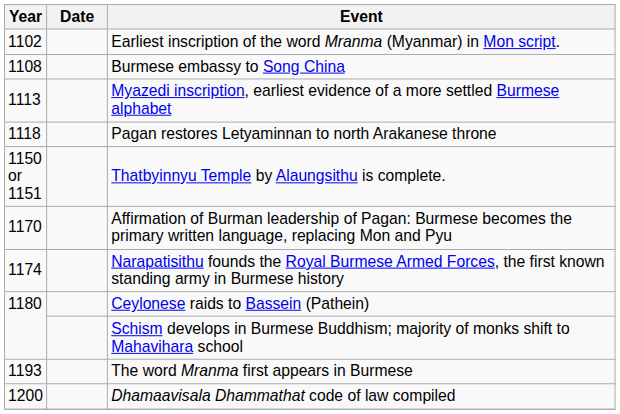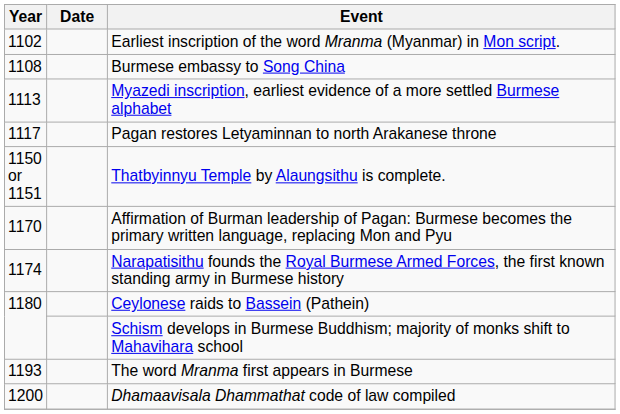(24, 134) 1118 -> (24, 134) 1117
